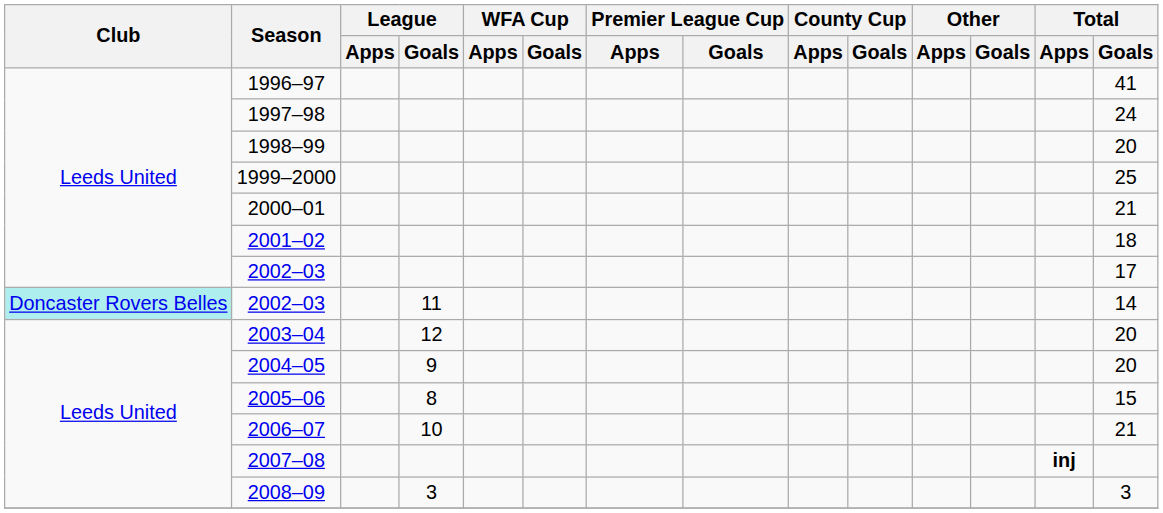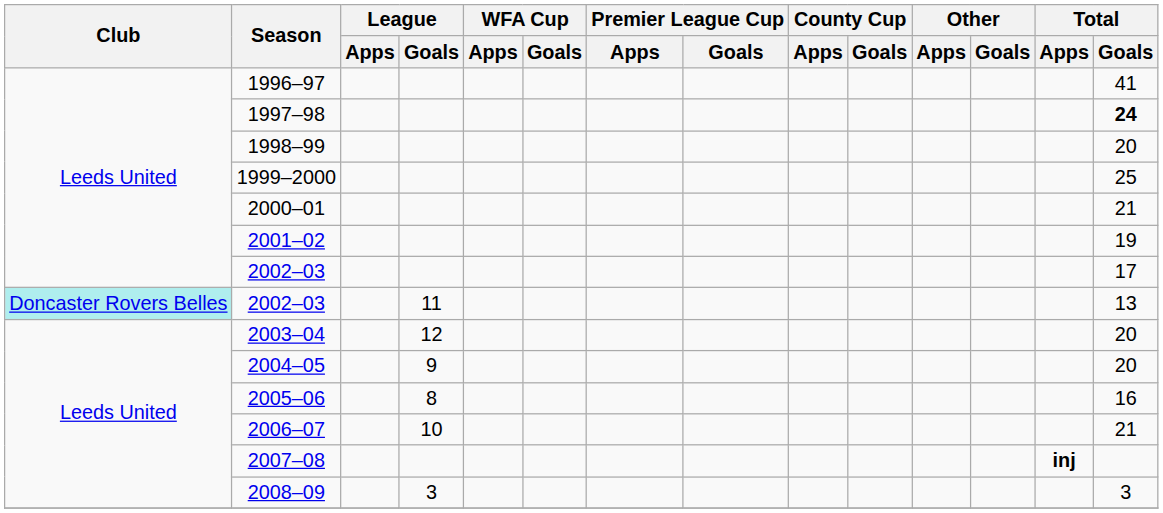(1126, 114) normal -> (1126, 114) bold
(1126, 240) 18 -> (1126, 240) 19
(1126, 303) 14 -> (1126, 303) 13
(1126, 397) 15 -> (1126, 397) 16
